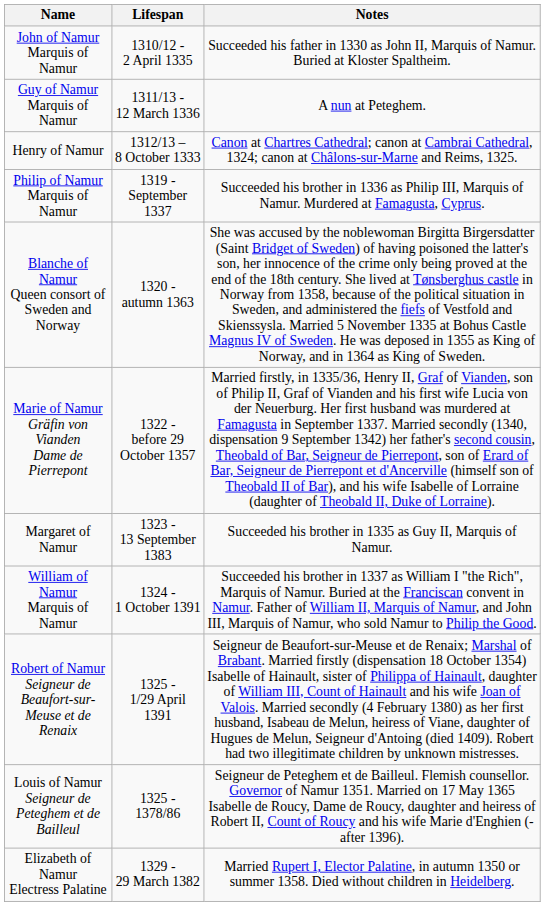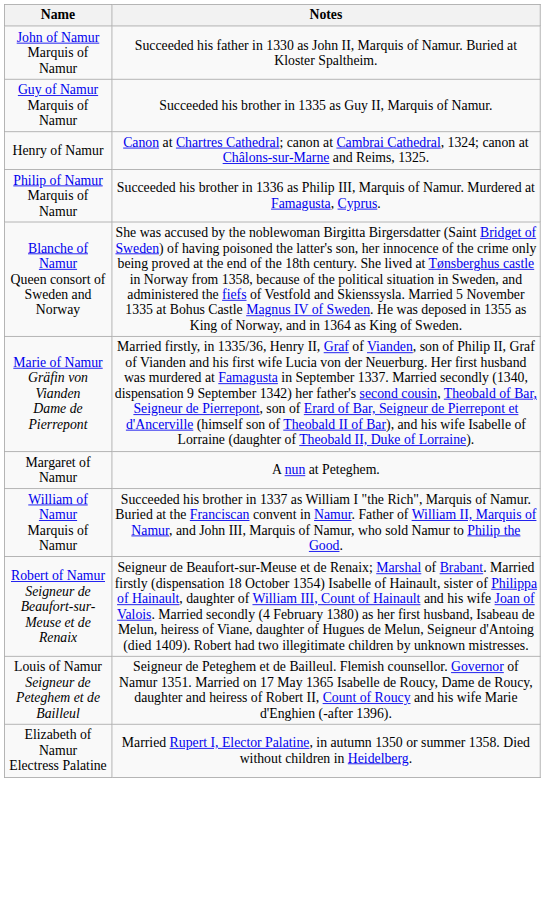- column: (158, 15)
(372, 105) A nun at Peteghem. -> (326, 105) Succeeded his brother in 1335 as Guy II, Marquis of Namur.
(372, 539) Succeeded his brother in 1335 as Guy II, Marquis of Namur. -> (326, 470) A nun at Peteghem.
